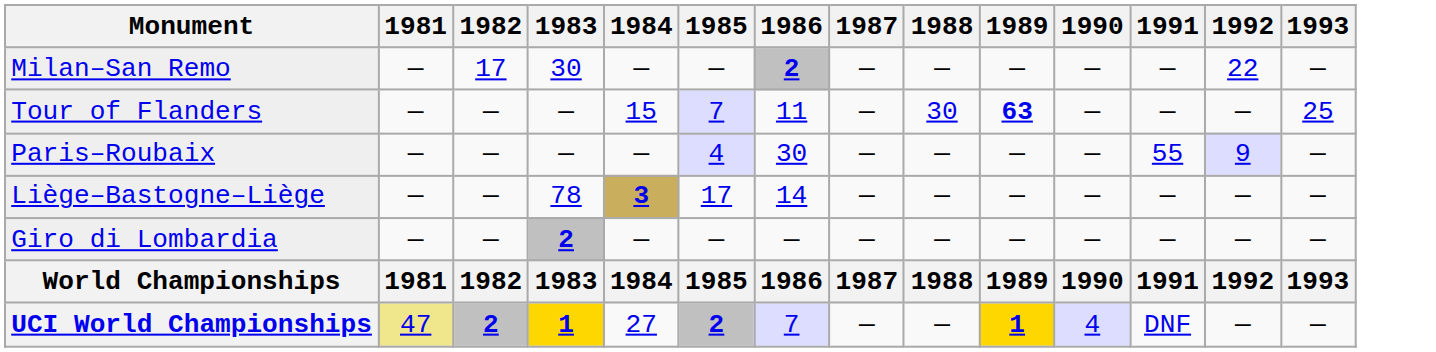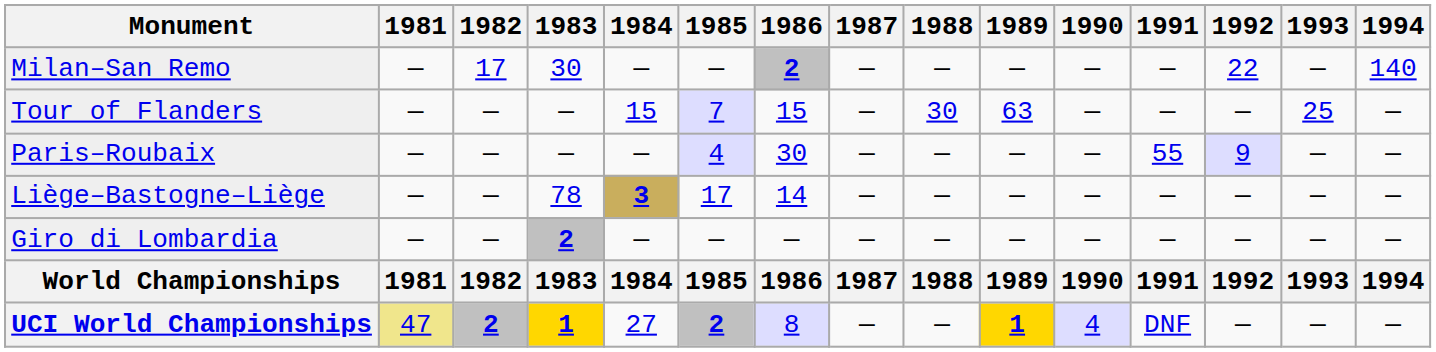+ column: (1393, 26)
(792, 111) 11 -> (792, 111) 15
(1017, 111) bold -> (1017, 111) normal
(792, 324) 7 -> (792, 324) 8
